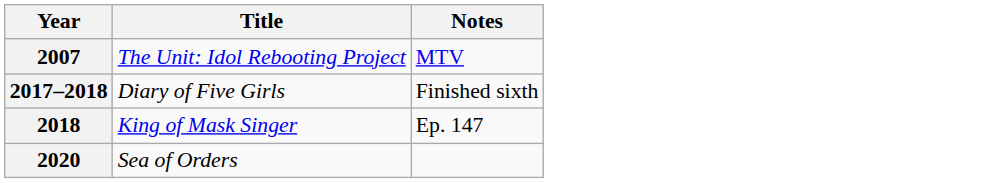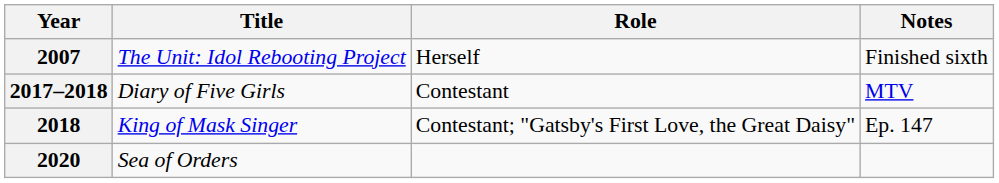+ column: (635, 21)
(440, 56) MTV -> (926, 56) Finished sixth
(477, 90) Finished sixth -> (889, 90) MTV
